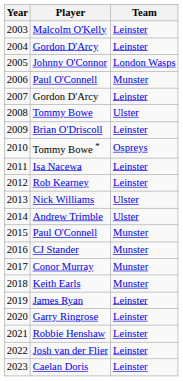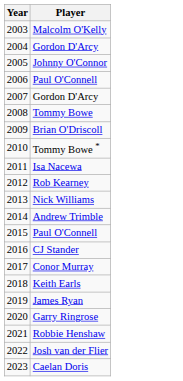- column: (144, 12)
